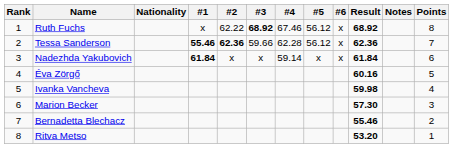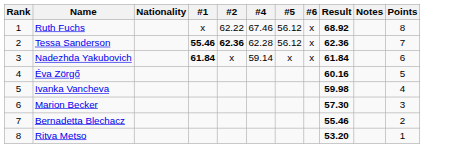- column: (261, 12)
